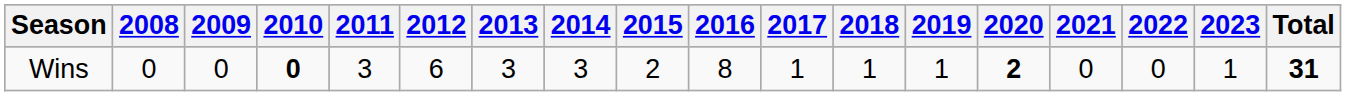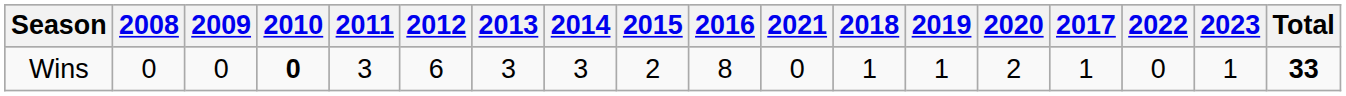columns swapped: (797, 25) <-> (1086, 25)
(1014, 68) bold -> (1014, 68) normal
(1304, 68) 31 -> (1304, 68) 33
